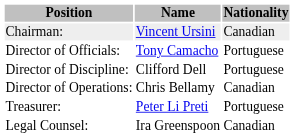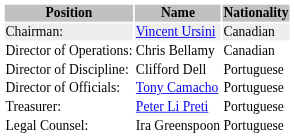rows swapped: (69, 88) <-> (63, 50)
(249, 125) Canadian -> (254, 125) Portuguese
